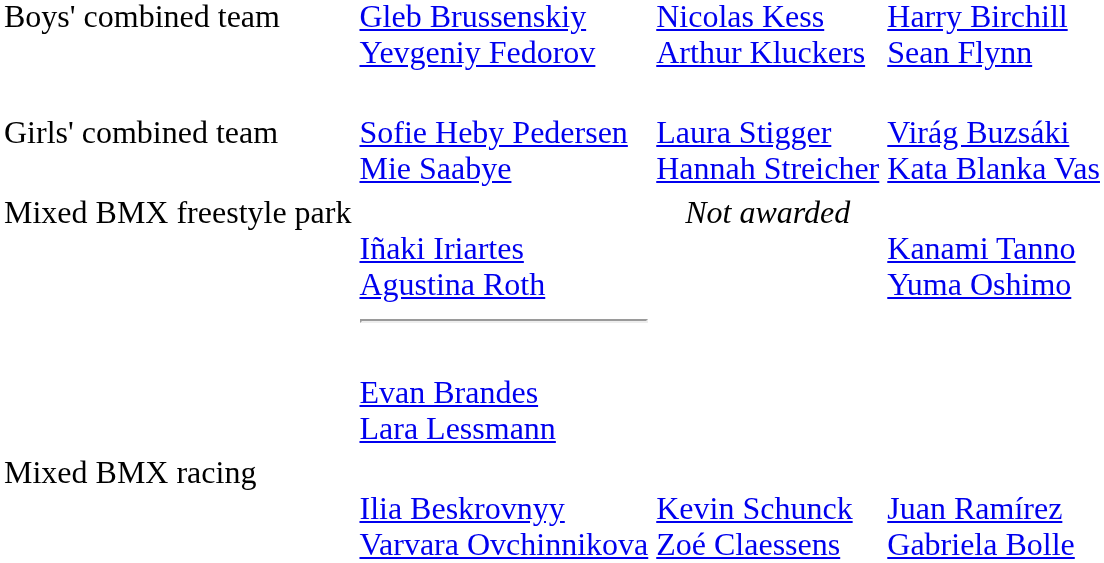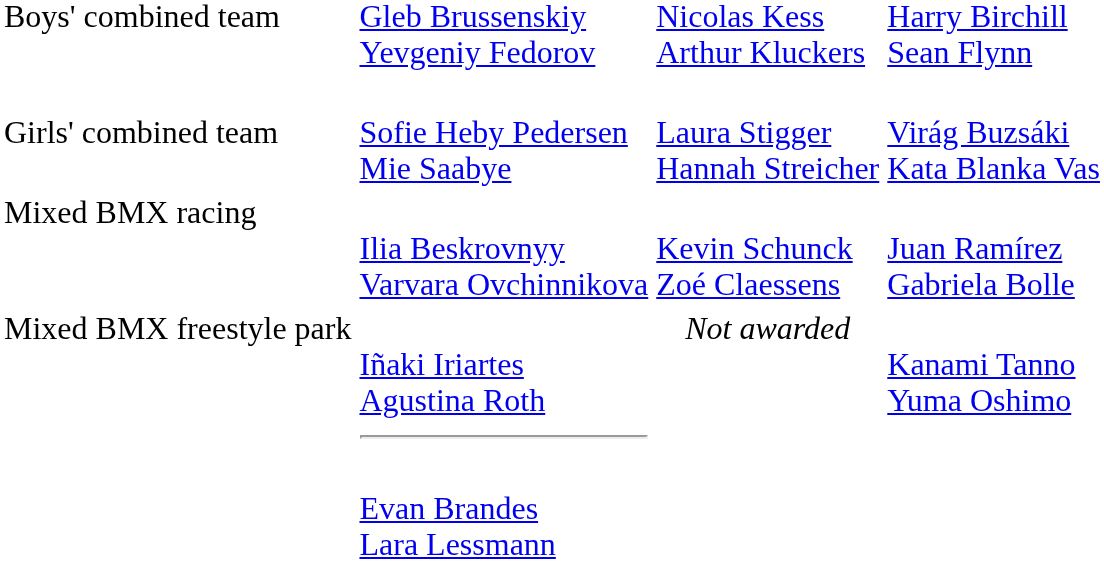rows swapped: (130, 472) <-> (178, 212)
